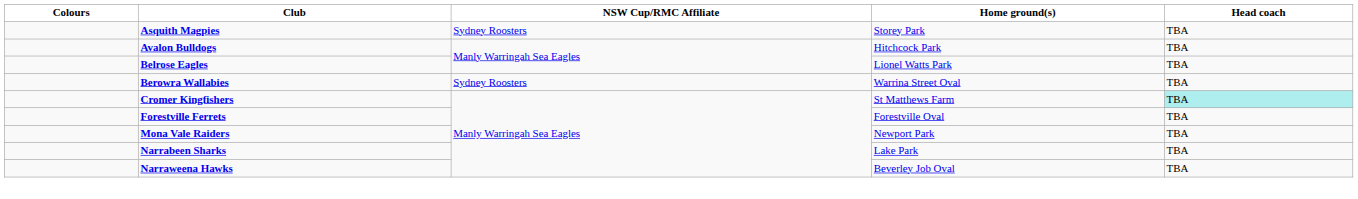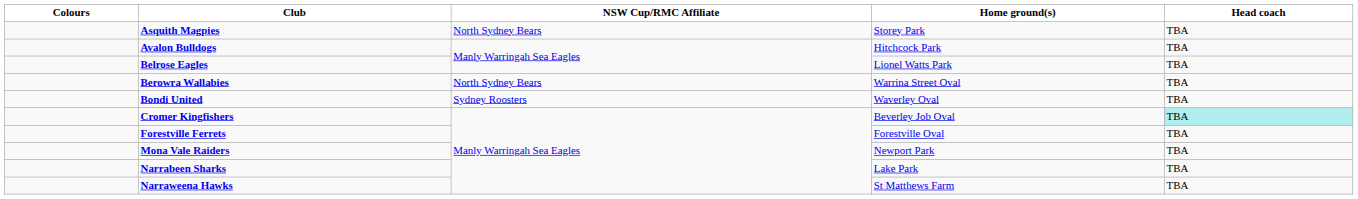(490, 30) Sydney Roosters -> (497, 30) North Sydney Bears
(490, 82) Sydney Roosters -> (497, 82) North Sydney Bears
+ row: (172, 99)
(914, 99) St Matthews Farm -> (914, 116) Beverley Job Oval
(914, 168) Beverley Job Oval -> (914, 185) St Matthews Farm
